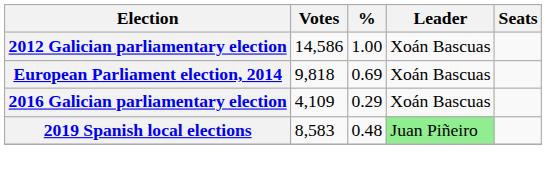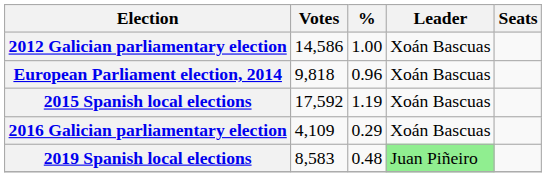(367, 74) 0.69 -> (367, 74) 0.96
+ row: (148, 102)
